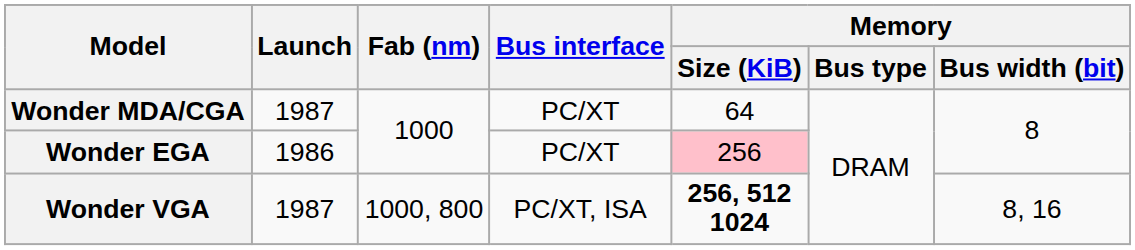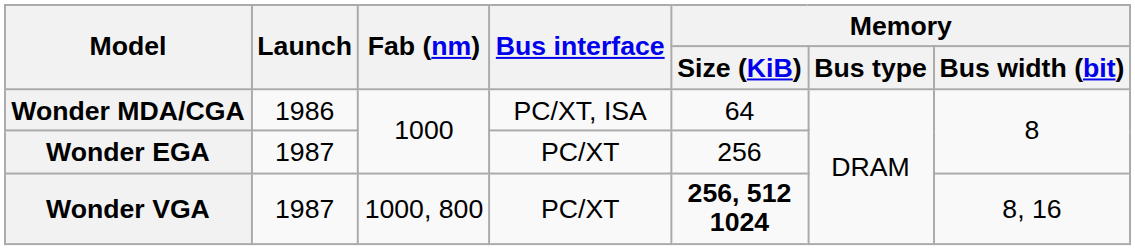(305, 110) 1987 -> (305, 110) 1986
(580, 110) PC/XT -> (580, 110) PC/XT, ISA
(305, 152) 1986 -> (305, 152) 1987
(739, 152) pink background -> (739, 152) no background
(580, 208) PC/XT, ISA -> (580, 208) PC/XT
